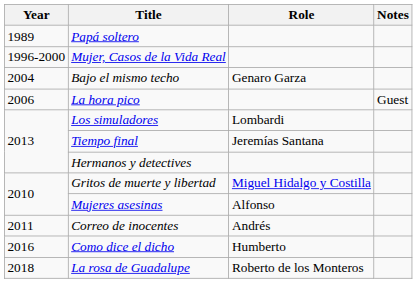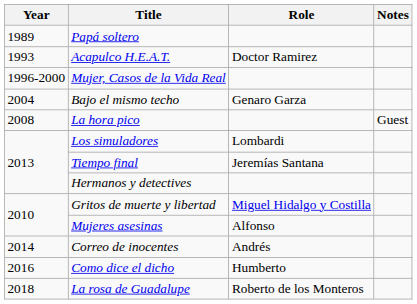+ row: (121, 57)
(21, 99) 2006 -> (21, 120) 2008
(21, 225) 2011 -> (21, 246) 2014
